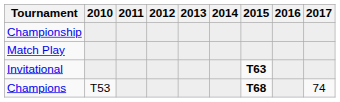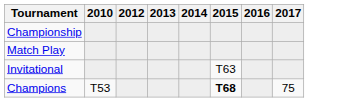- column: (131, 13)
(256, 69) bold -> (226, 69) normal
(319, 87) 74 -> (288, 87) 75
